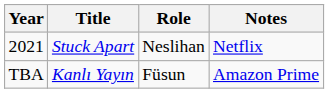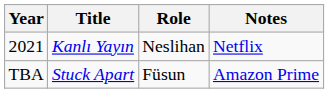(93, 46) Stuck Apart -> (93, 46) Kanlı Yayın
(93, 74) Kanlı Yayın -> (93, 74) Stuck Apart
